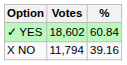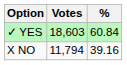(67, 32) 18,602 -> (67, 32) 18,603
